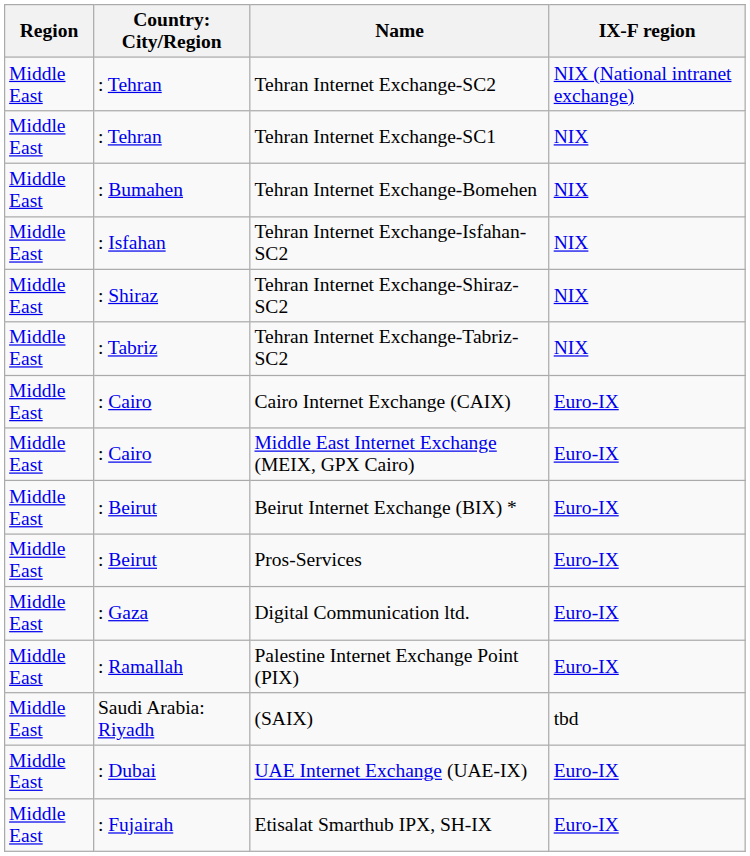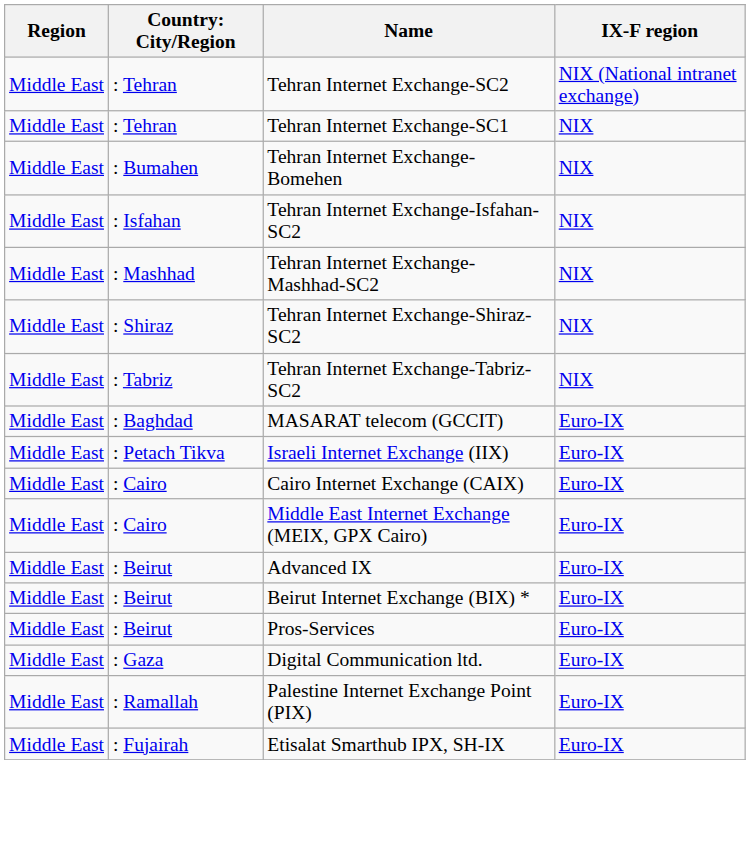+ row: (371, 273)
+ row: (385, 421)
+ row: (388, 452)
+ row: (320, 567)
- row: (284, 718)
- row: (391, 771)
